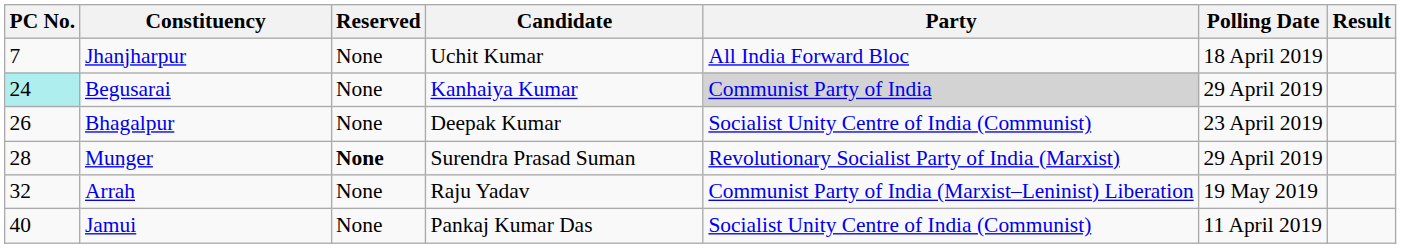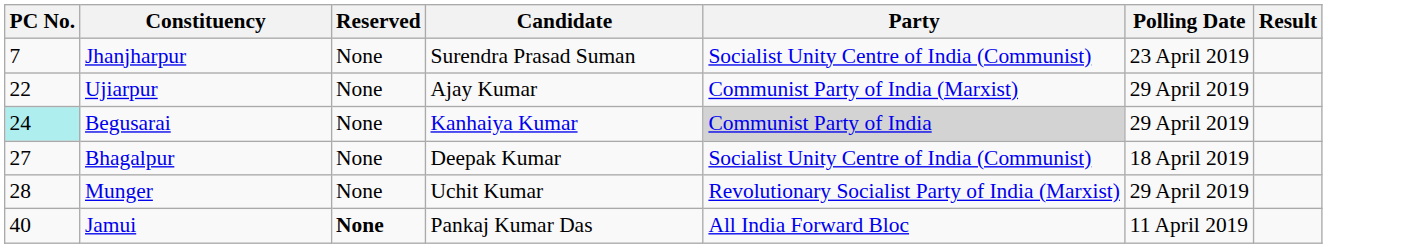(487, 55) Uchit Kumar -> (533, 55) Surendra Prasad Suman
(809, 55) All India Forward Bloc -> (900, 55) Socialist Unity Centre of India (Communist)
(1263, 55) 18 April 2019 -> (1189, 55) 23 April 2019
+ row: (121, 89)
(20, 123) 26 -> (20, 157) 27
(1263, 123) 23 April 2019 -> (1189, 157) 18 April 2019
(360, 157) bold -> (359, 191) normal
(533, 157) Surendra Prasad Suman -> (487, 191) Uchit Kumar
- row: (110, 191)
(359, 225) normal -> (360, 225) bold
(900, 225) Socialist Unity Centre of India (Communist) -> (809, 225) All India Forward Bloc
